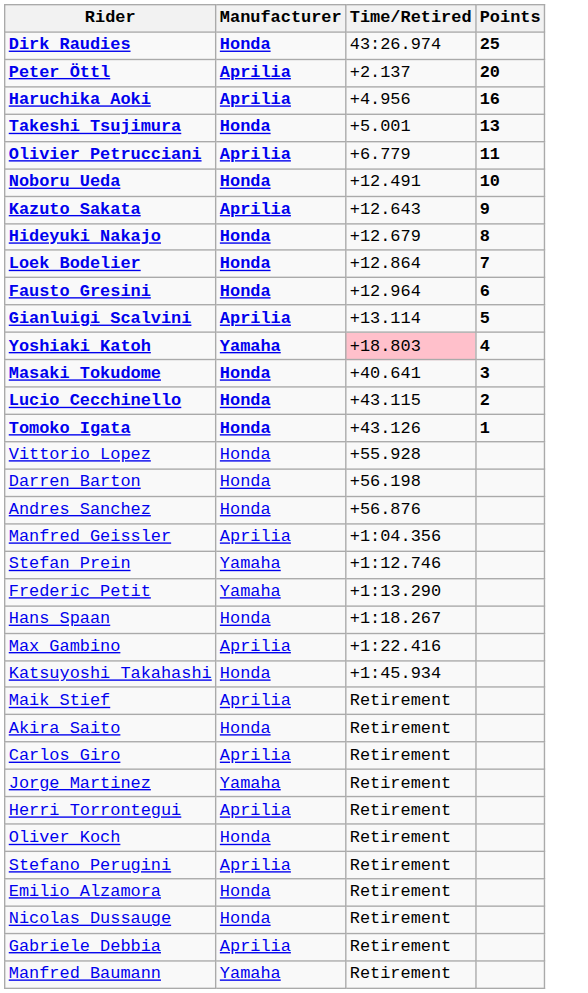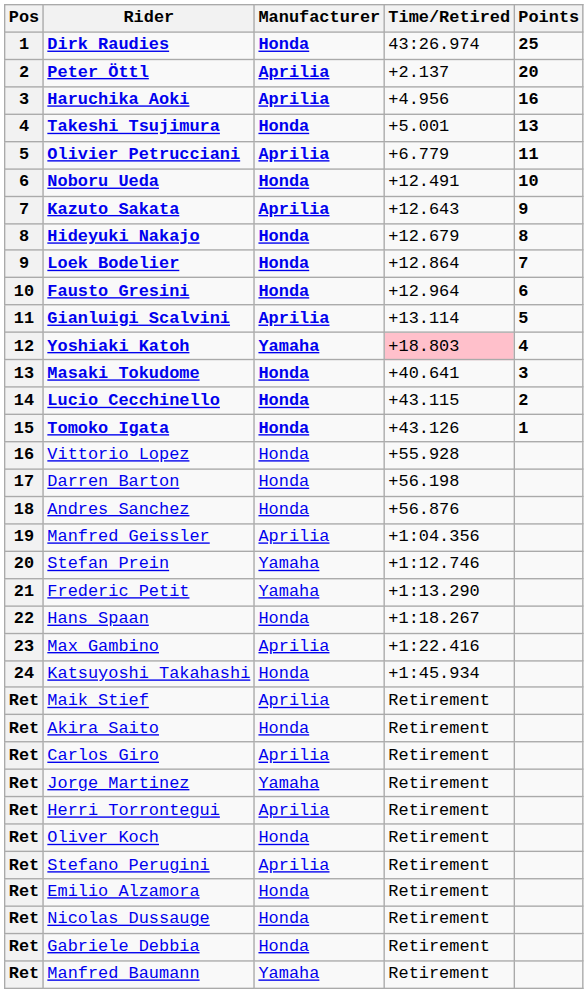+ column: (24, 19)
(255, 947) Aprilia -> (284, 947) Honda
